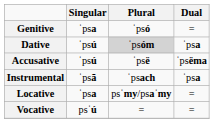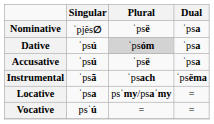+ row: (35, 29)
- row: (35, 28)
(192, 61) ˈpsëma -> (192, 61) ˈpsa
(192, 77) ˈpsa -> (192, 78) ˈpsëma
